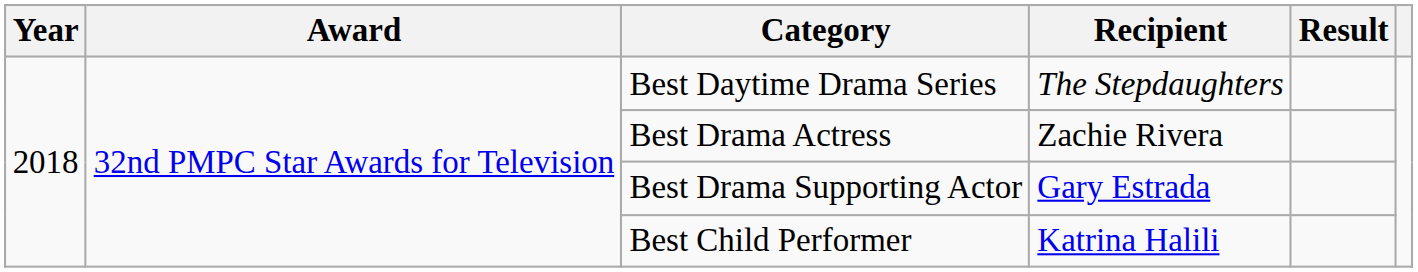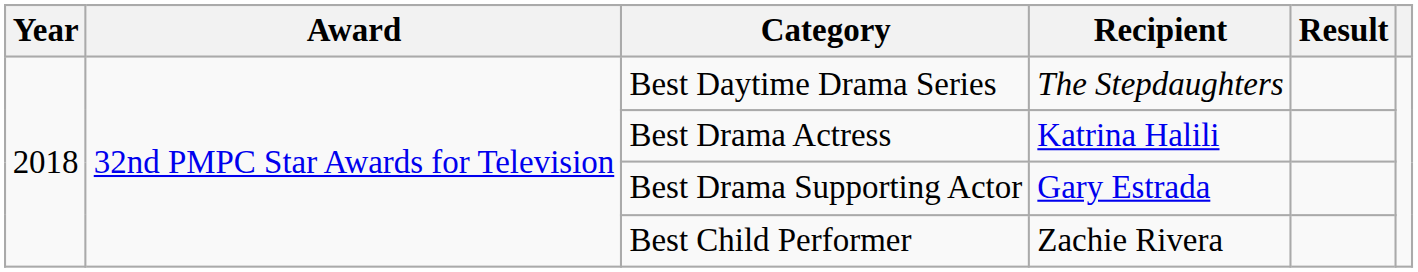(1130, 135) Zachie Rivera -> (1128, 135) Katrina Halili
(1128, 239) Katrina Halili -> (1130, 239) Zachie Rivera
